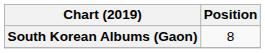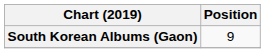(231, 36) 8 -> (231, 36) 9
